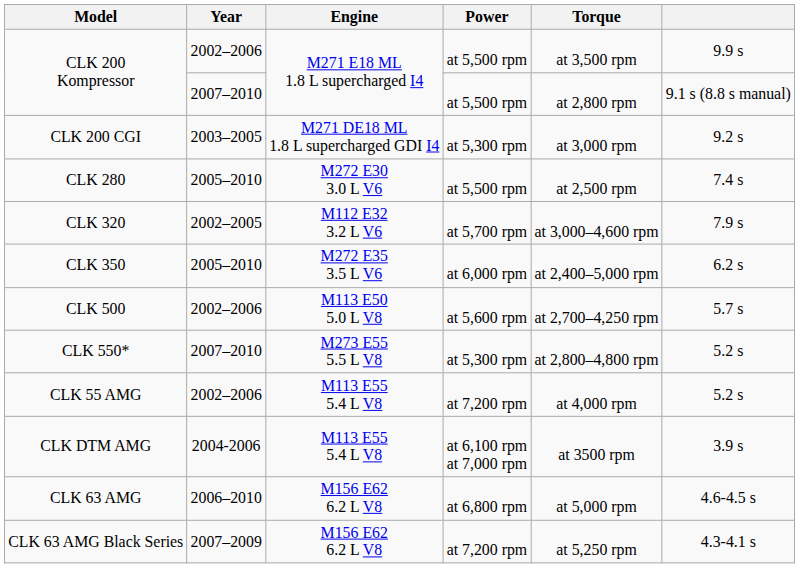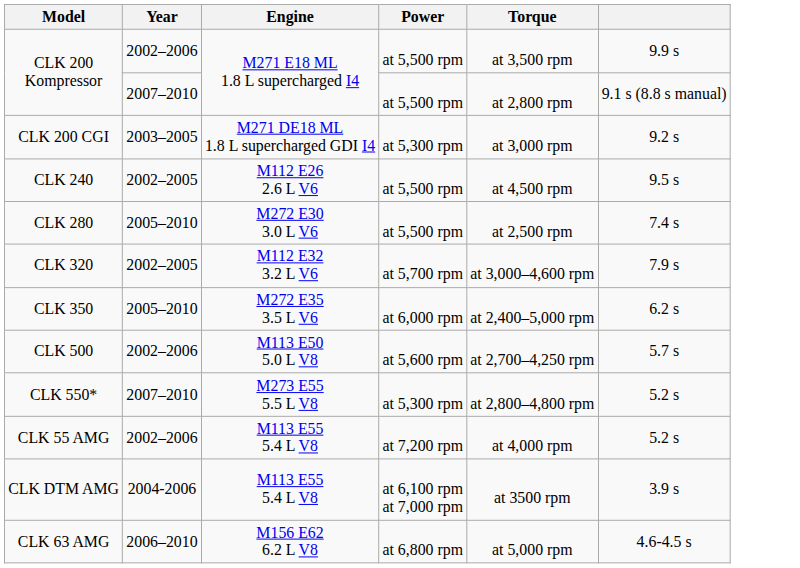+ row: (64, 179)
- row: (96, 541)
